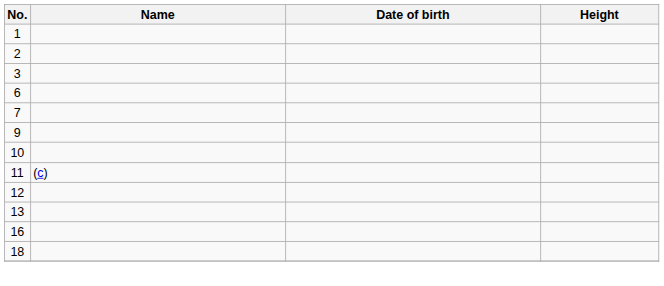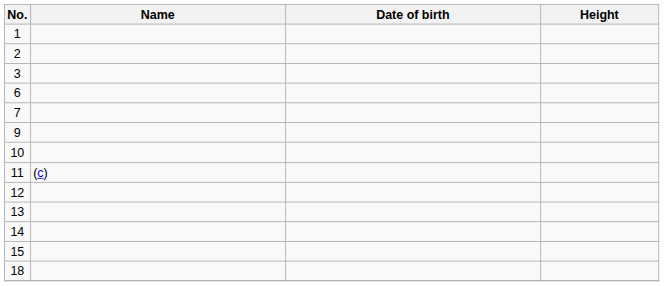+ row: (17, 232)
+ row: (17, 251)
- row: (17, 232)
